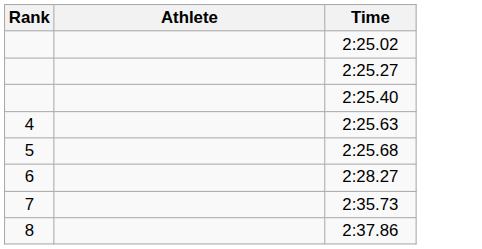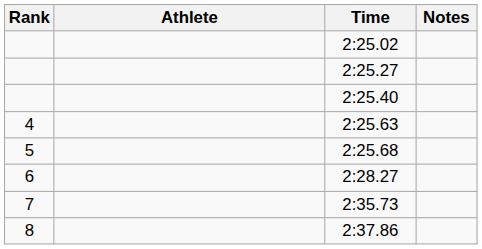+ column: (446, 17)
